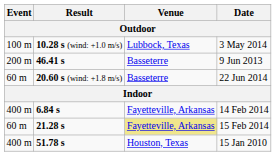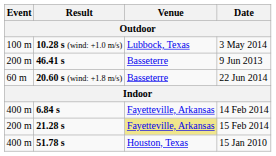(17, 126) 60 m -> (19, 126) 200 m
